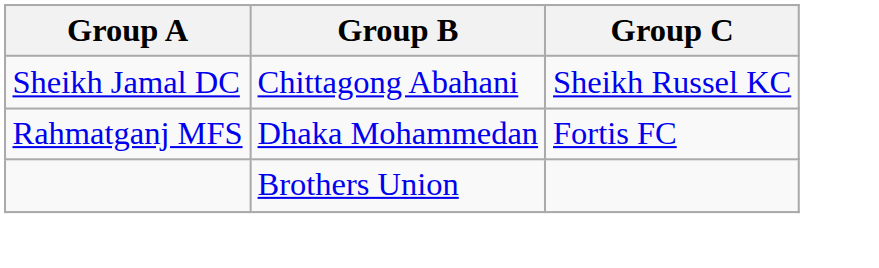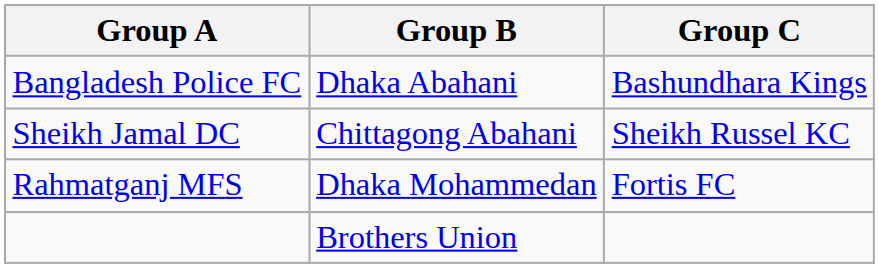+ row: (157, 81)
